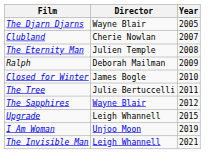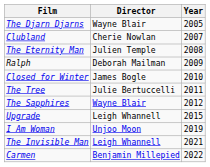+ row: (21, 155)
